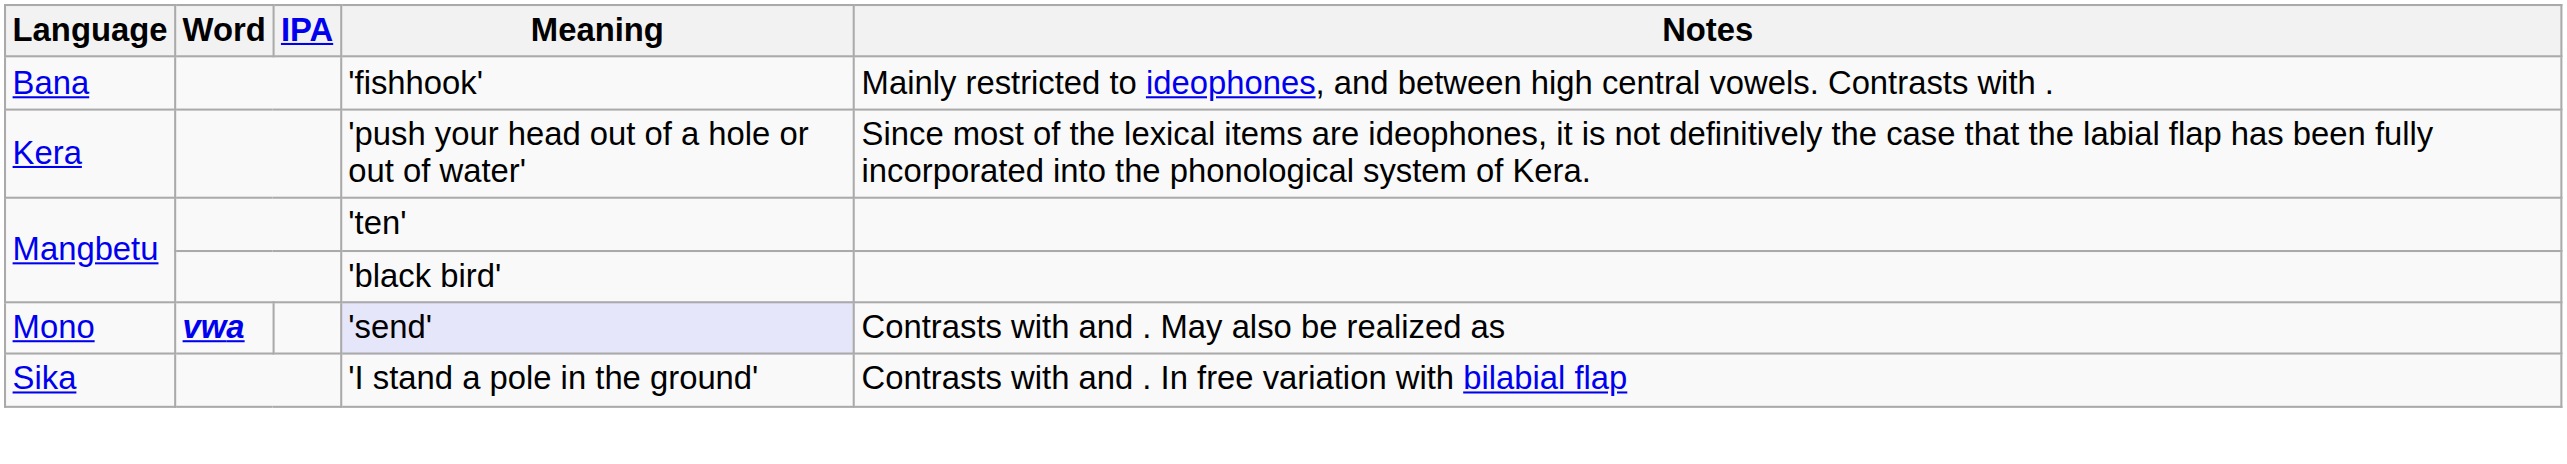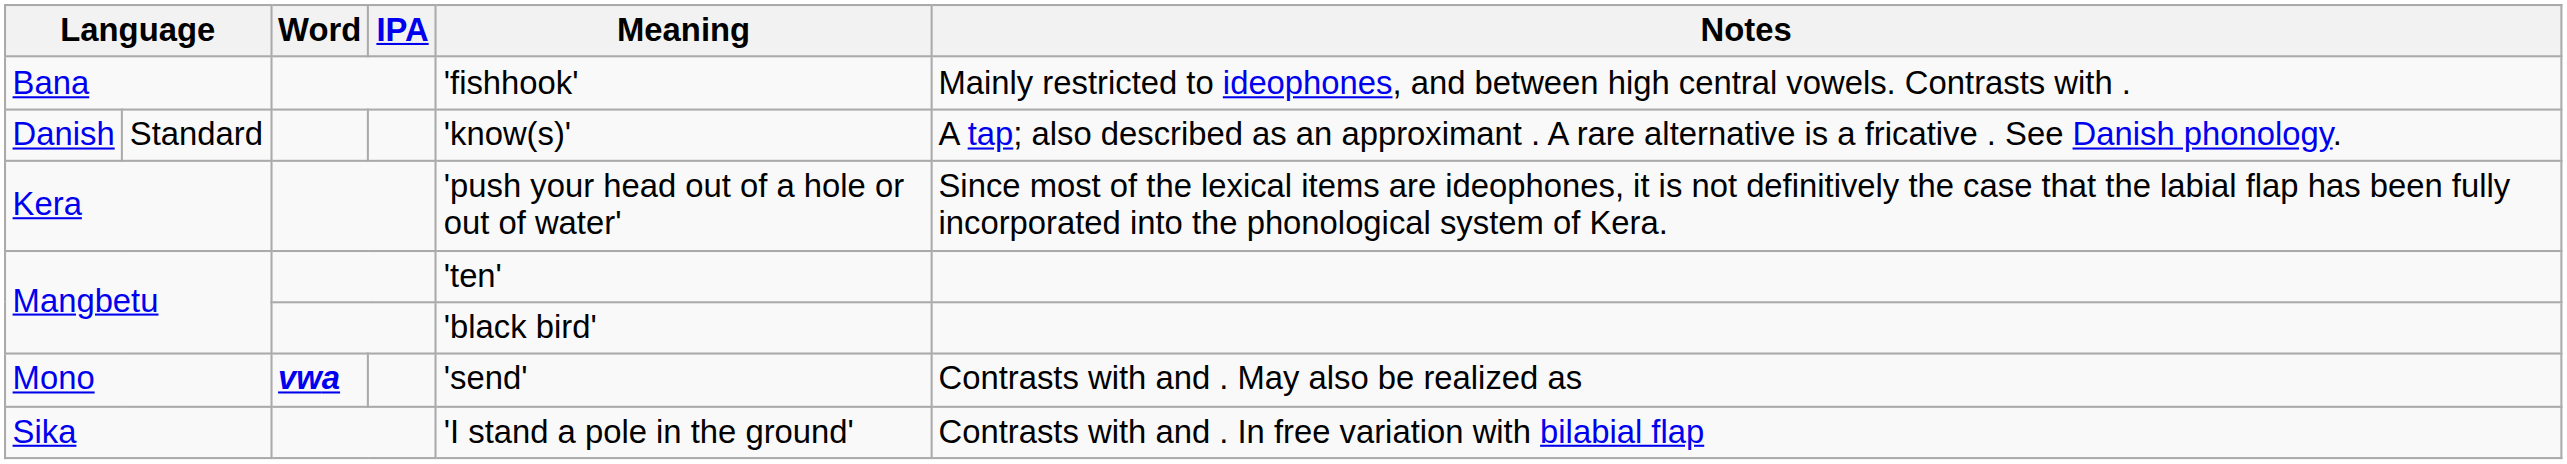+ row: (64, 134)
(390, 327) lavender background -> (486, 379) no background
